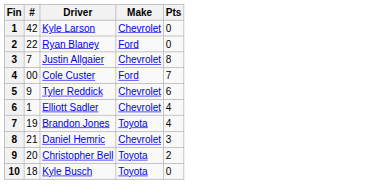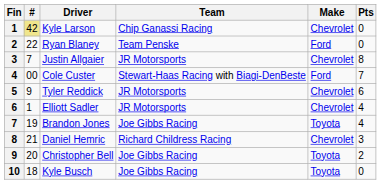+ column: (212, 12)
(32, 28) no background -> (32, 28) khaki background
